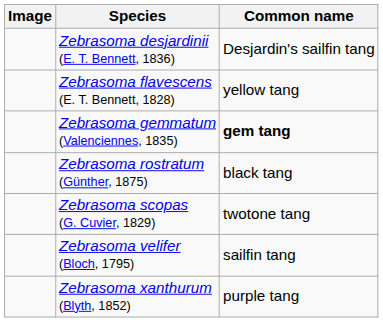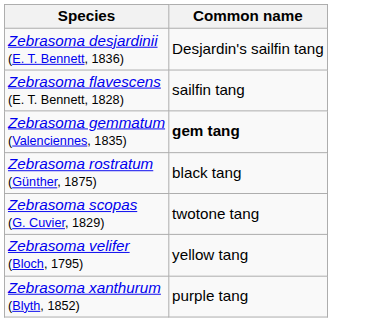- column: (30, 16)
(261, 90) yellow tang -> (208, 90) sailfin tang
(259, 255) sailfin tang -> (210, 255) yellow tang
